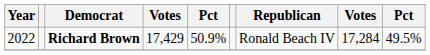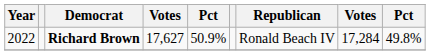(165, 38) 17,429 -> (165, 38) 17,627
(404, 38) 49.5% -> (404, 38) 49.8%
